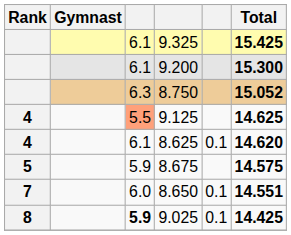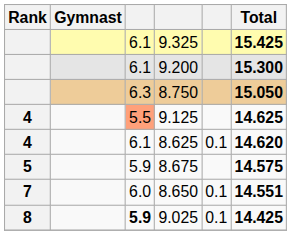(259, 92) 15.052 -> (259, 92) 15.050
